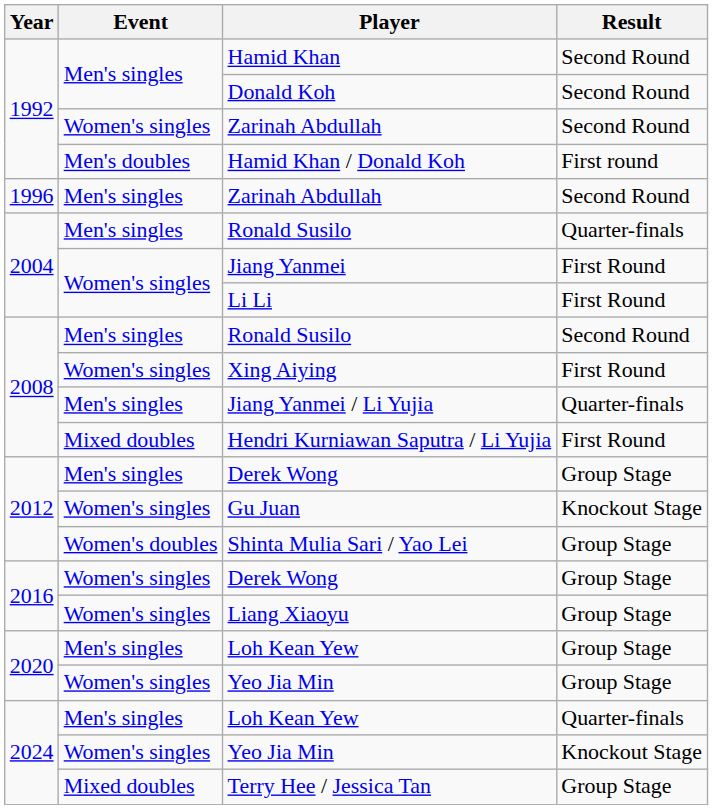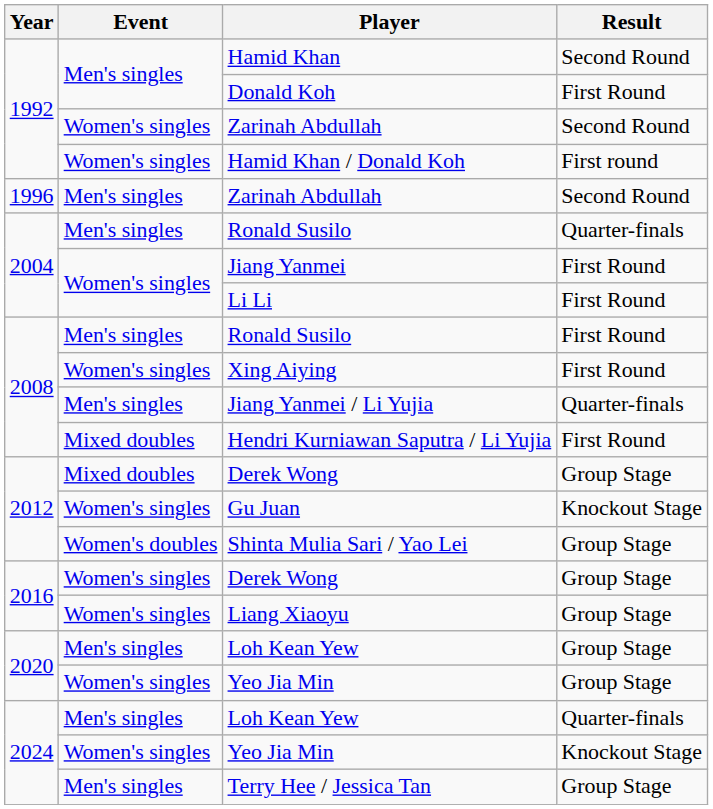(626, 91) Second Round -> (613, 91) First Round
(127, 160) Men's doubles -> (137, 160) Women's singles
(626, 334) Second Round -> (613, 334) First Round
(123, 473) Men's singles -> (129, 473) Mixed doubles
(129, 786) Mixed doubles -> (123, 786) Men's singles
